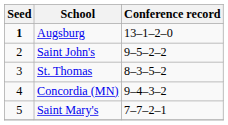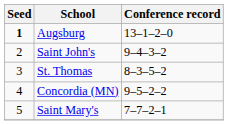(145, 52) 9–5–2–2 -> (145, 52) 9–4–3–2
(145, 91) 9–4–3–2 -> (145, 91) 9–5–2–2
